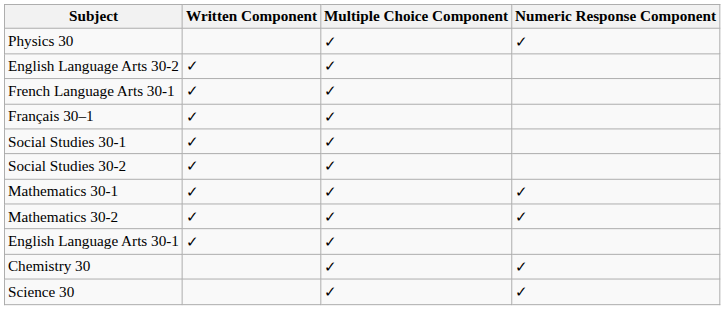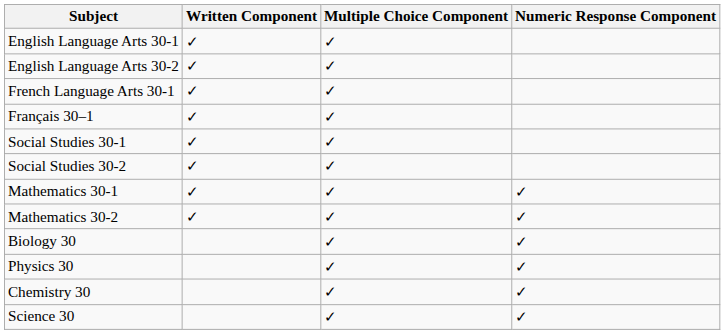rows swapped: (93, 241) <-> (41, 41)
+ row: (42, 241)
